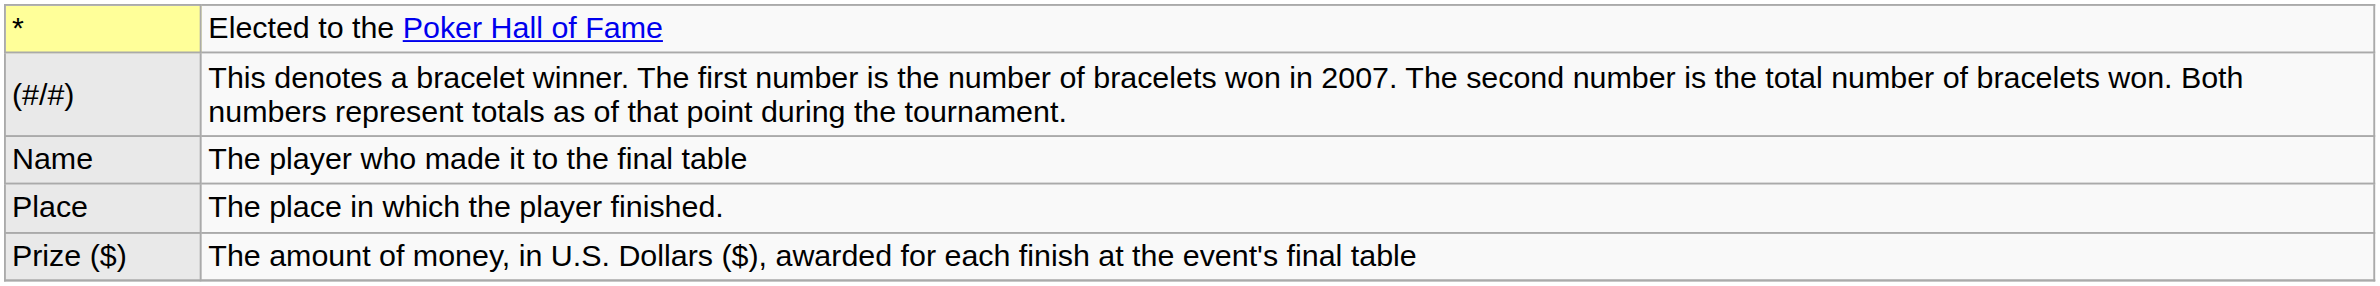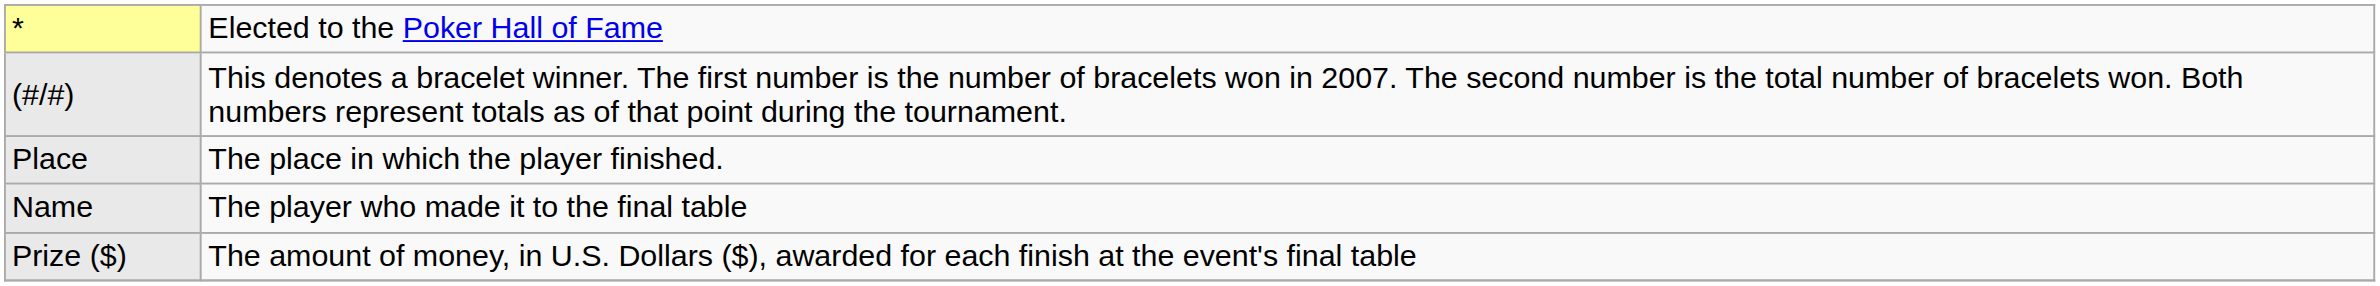rows swapped: (50, 207) <-> (53, 159)
